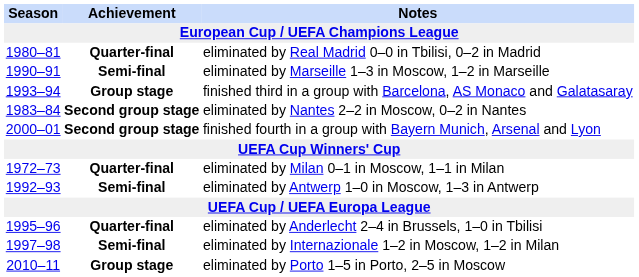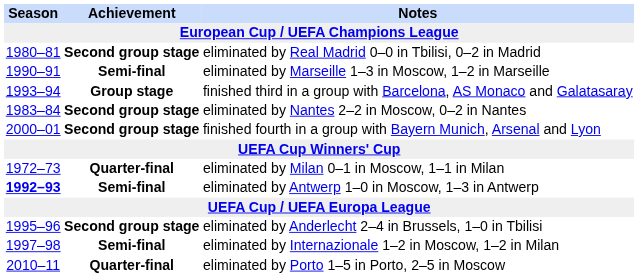(132, 52) Quarter-final -> (132, 52) Second group stage
(33, 187) normal -> (33, 187) bold
(132, 226) Quarter-final -> (132, 226) Second group stage
(132, 265) Group stage -> (132, 265) Quarter-final
